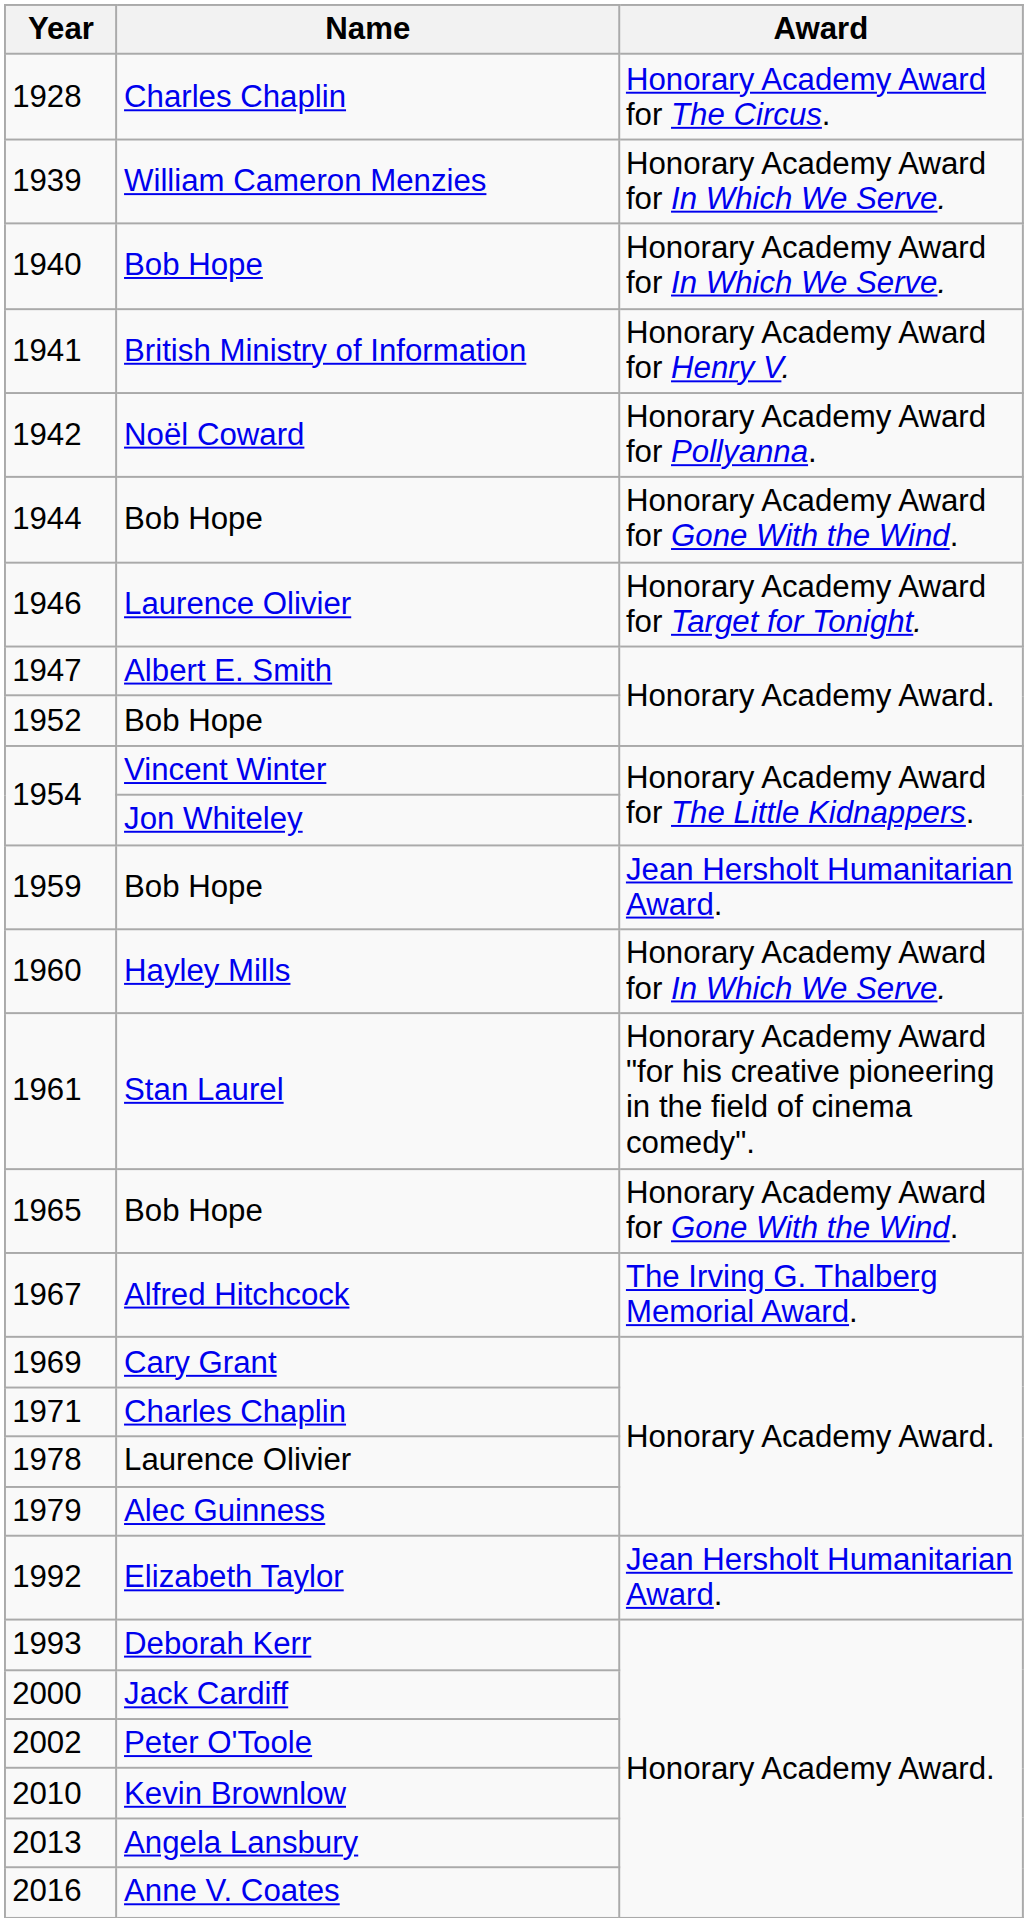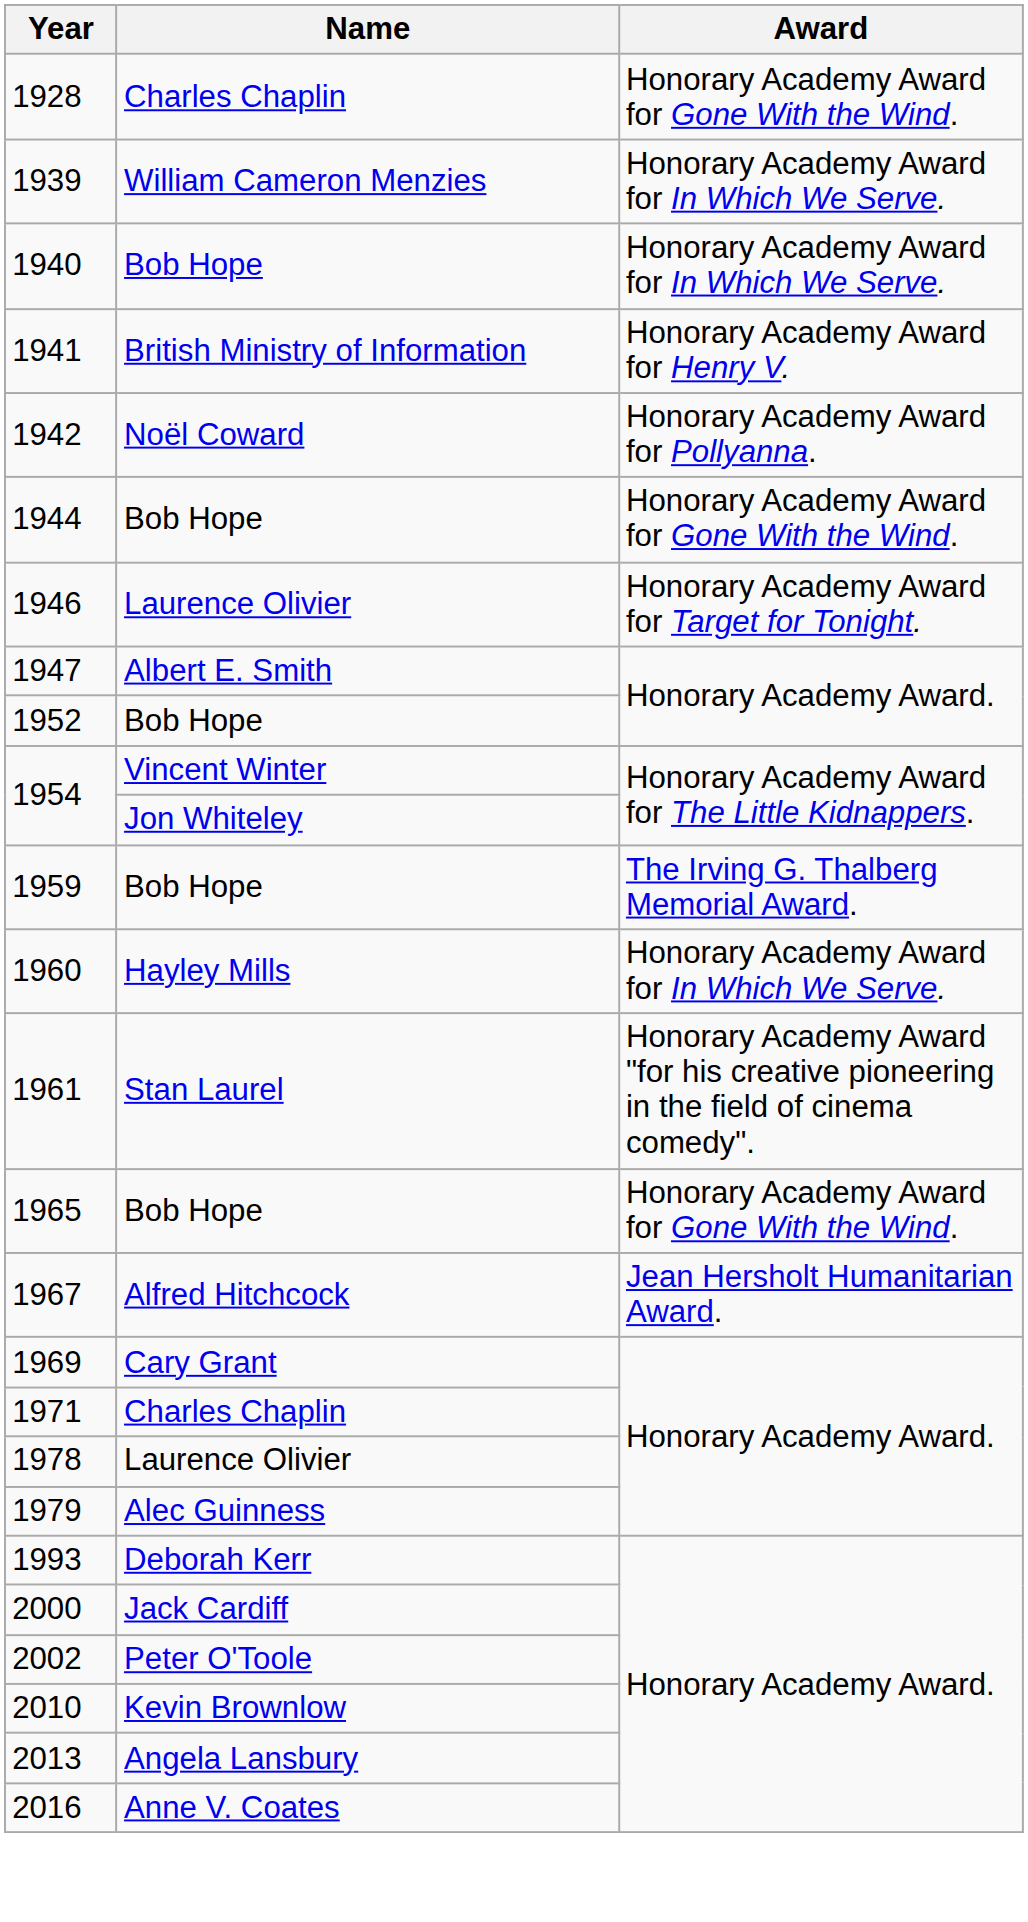(806, 96) Honorary Academy Award for The Circus. -> (806, 96) Honorary Academy Award for Gone With the Wind.
(819, 886) Jean Hersholt Humanitarian Award. -> (782, 886) The Irving G. Thalberg Memorial Award.
(782, 1294) The Irving G. Thalberg Memorial Award. -> (819, 1294) Jean Hersholt Humanitarian Award.
- row: (47, 1577)
